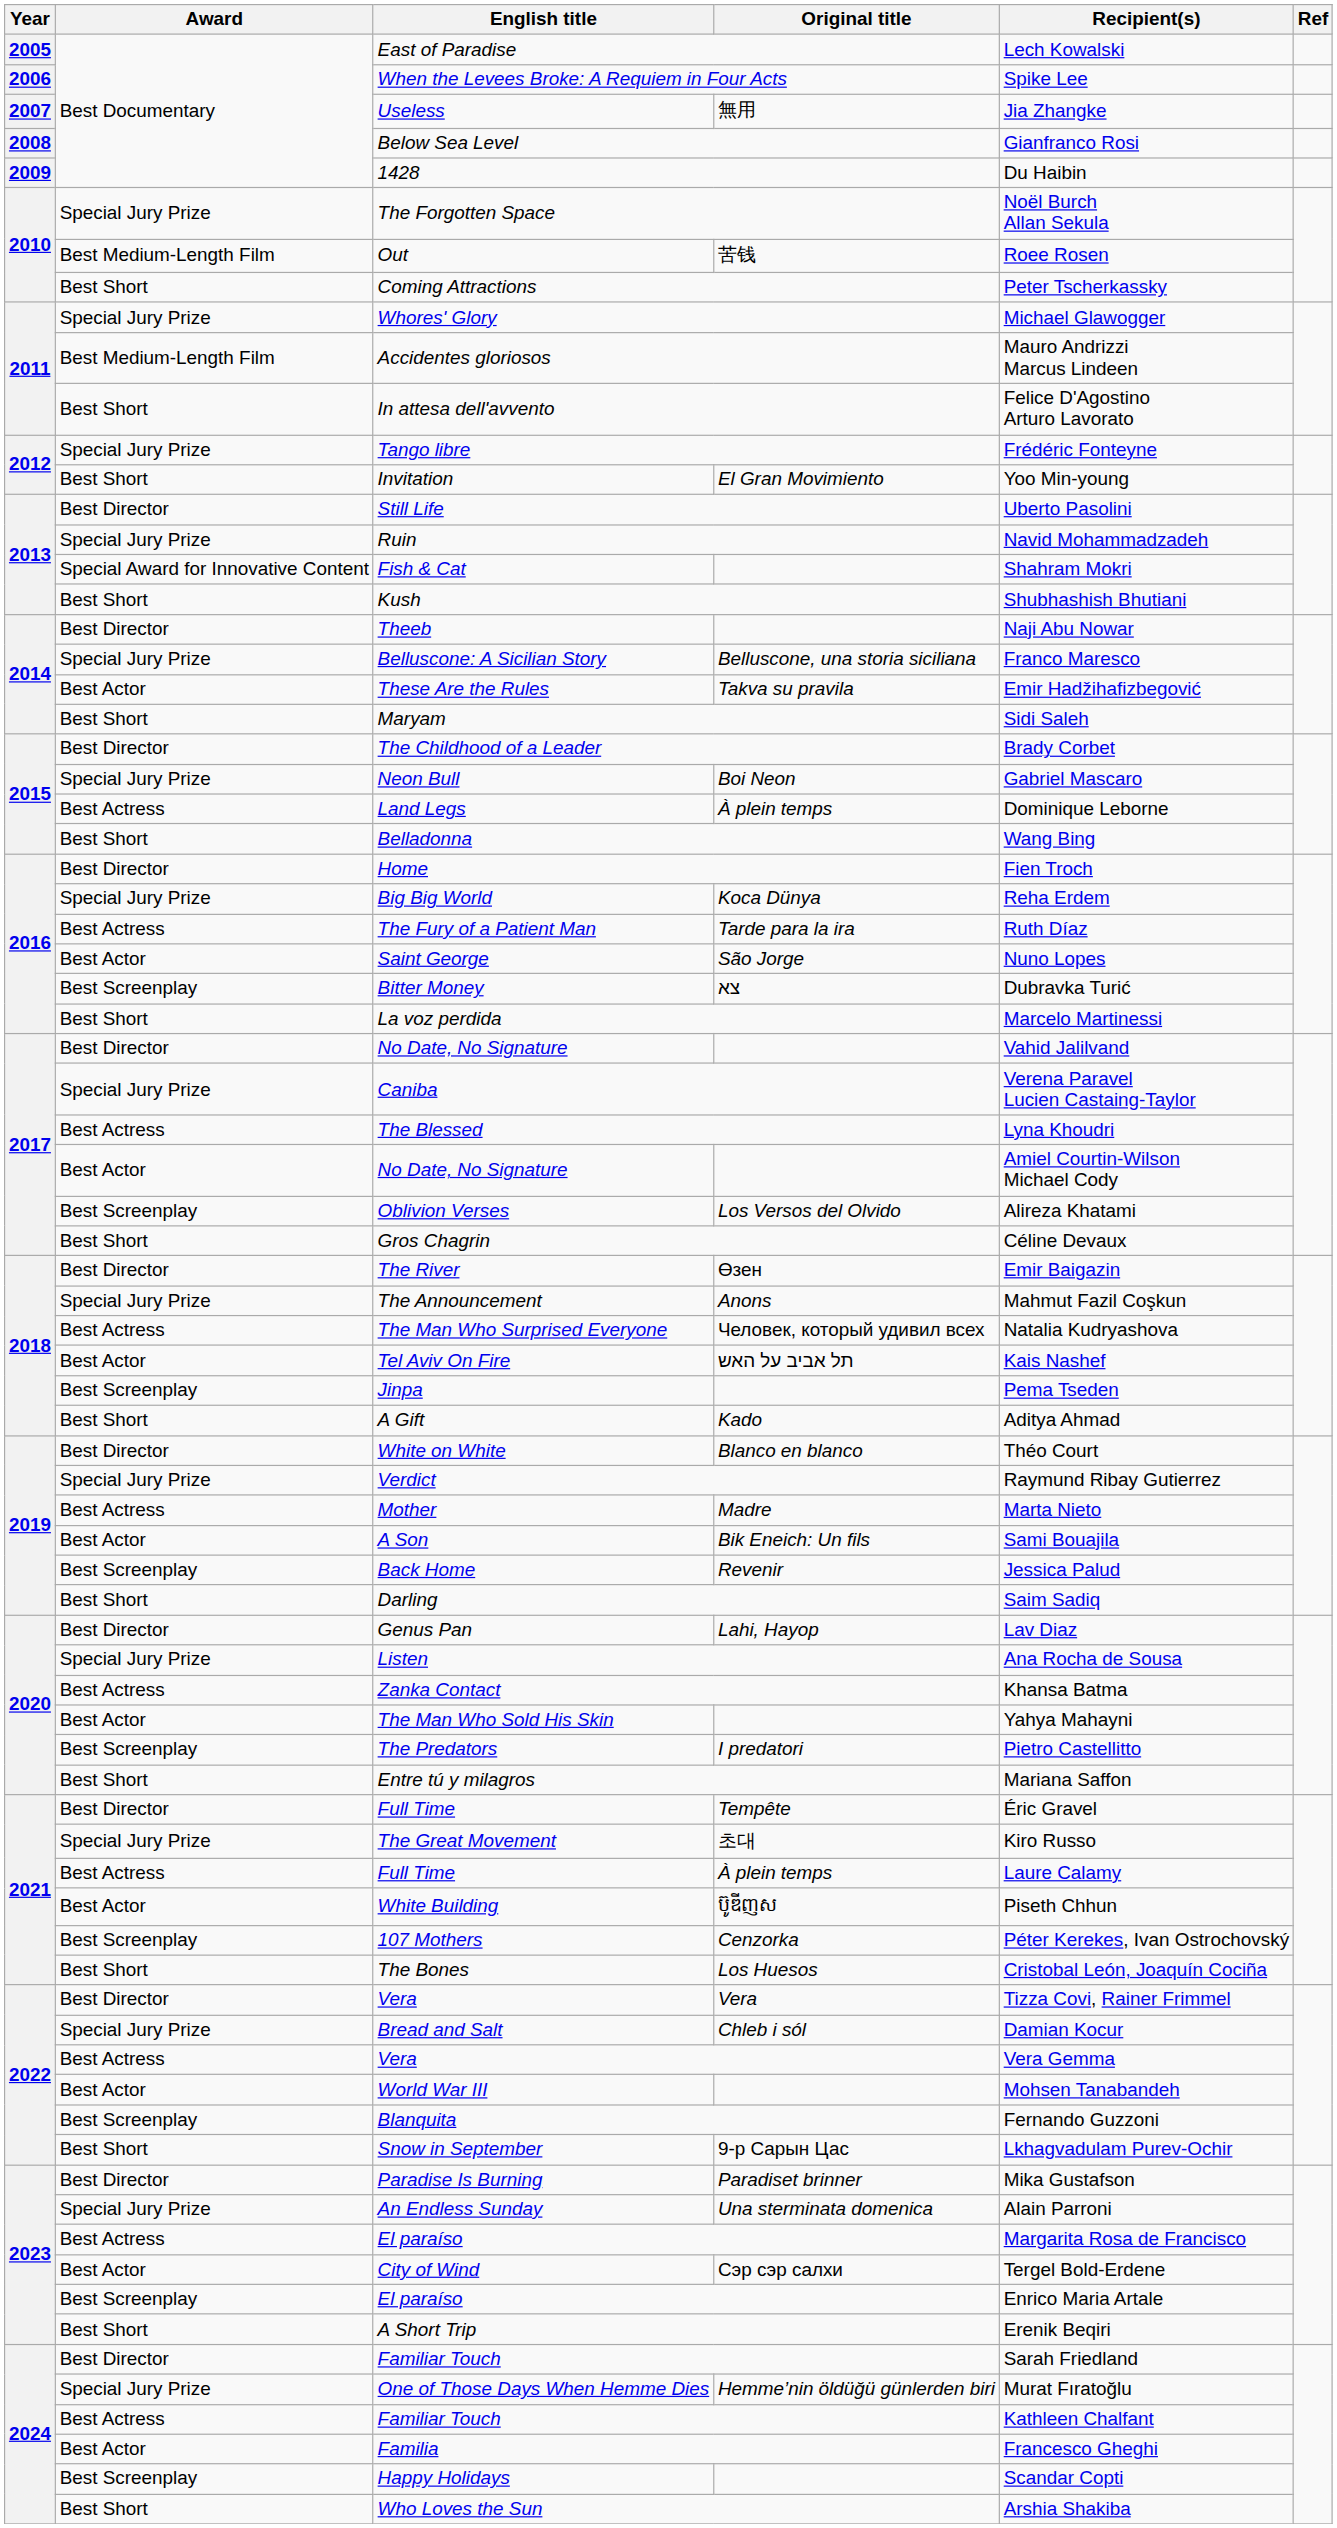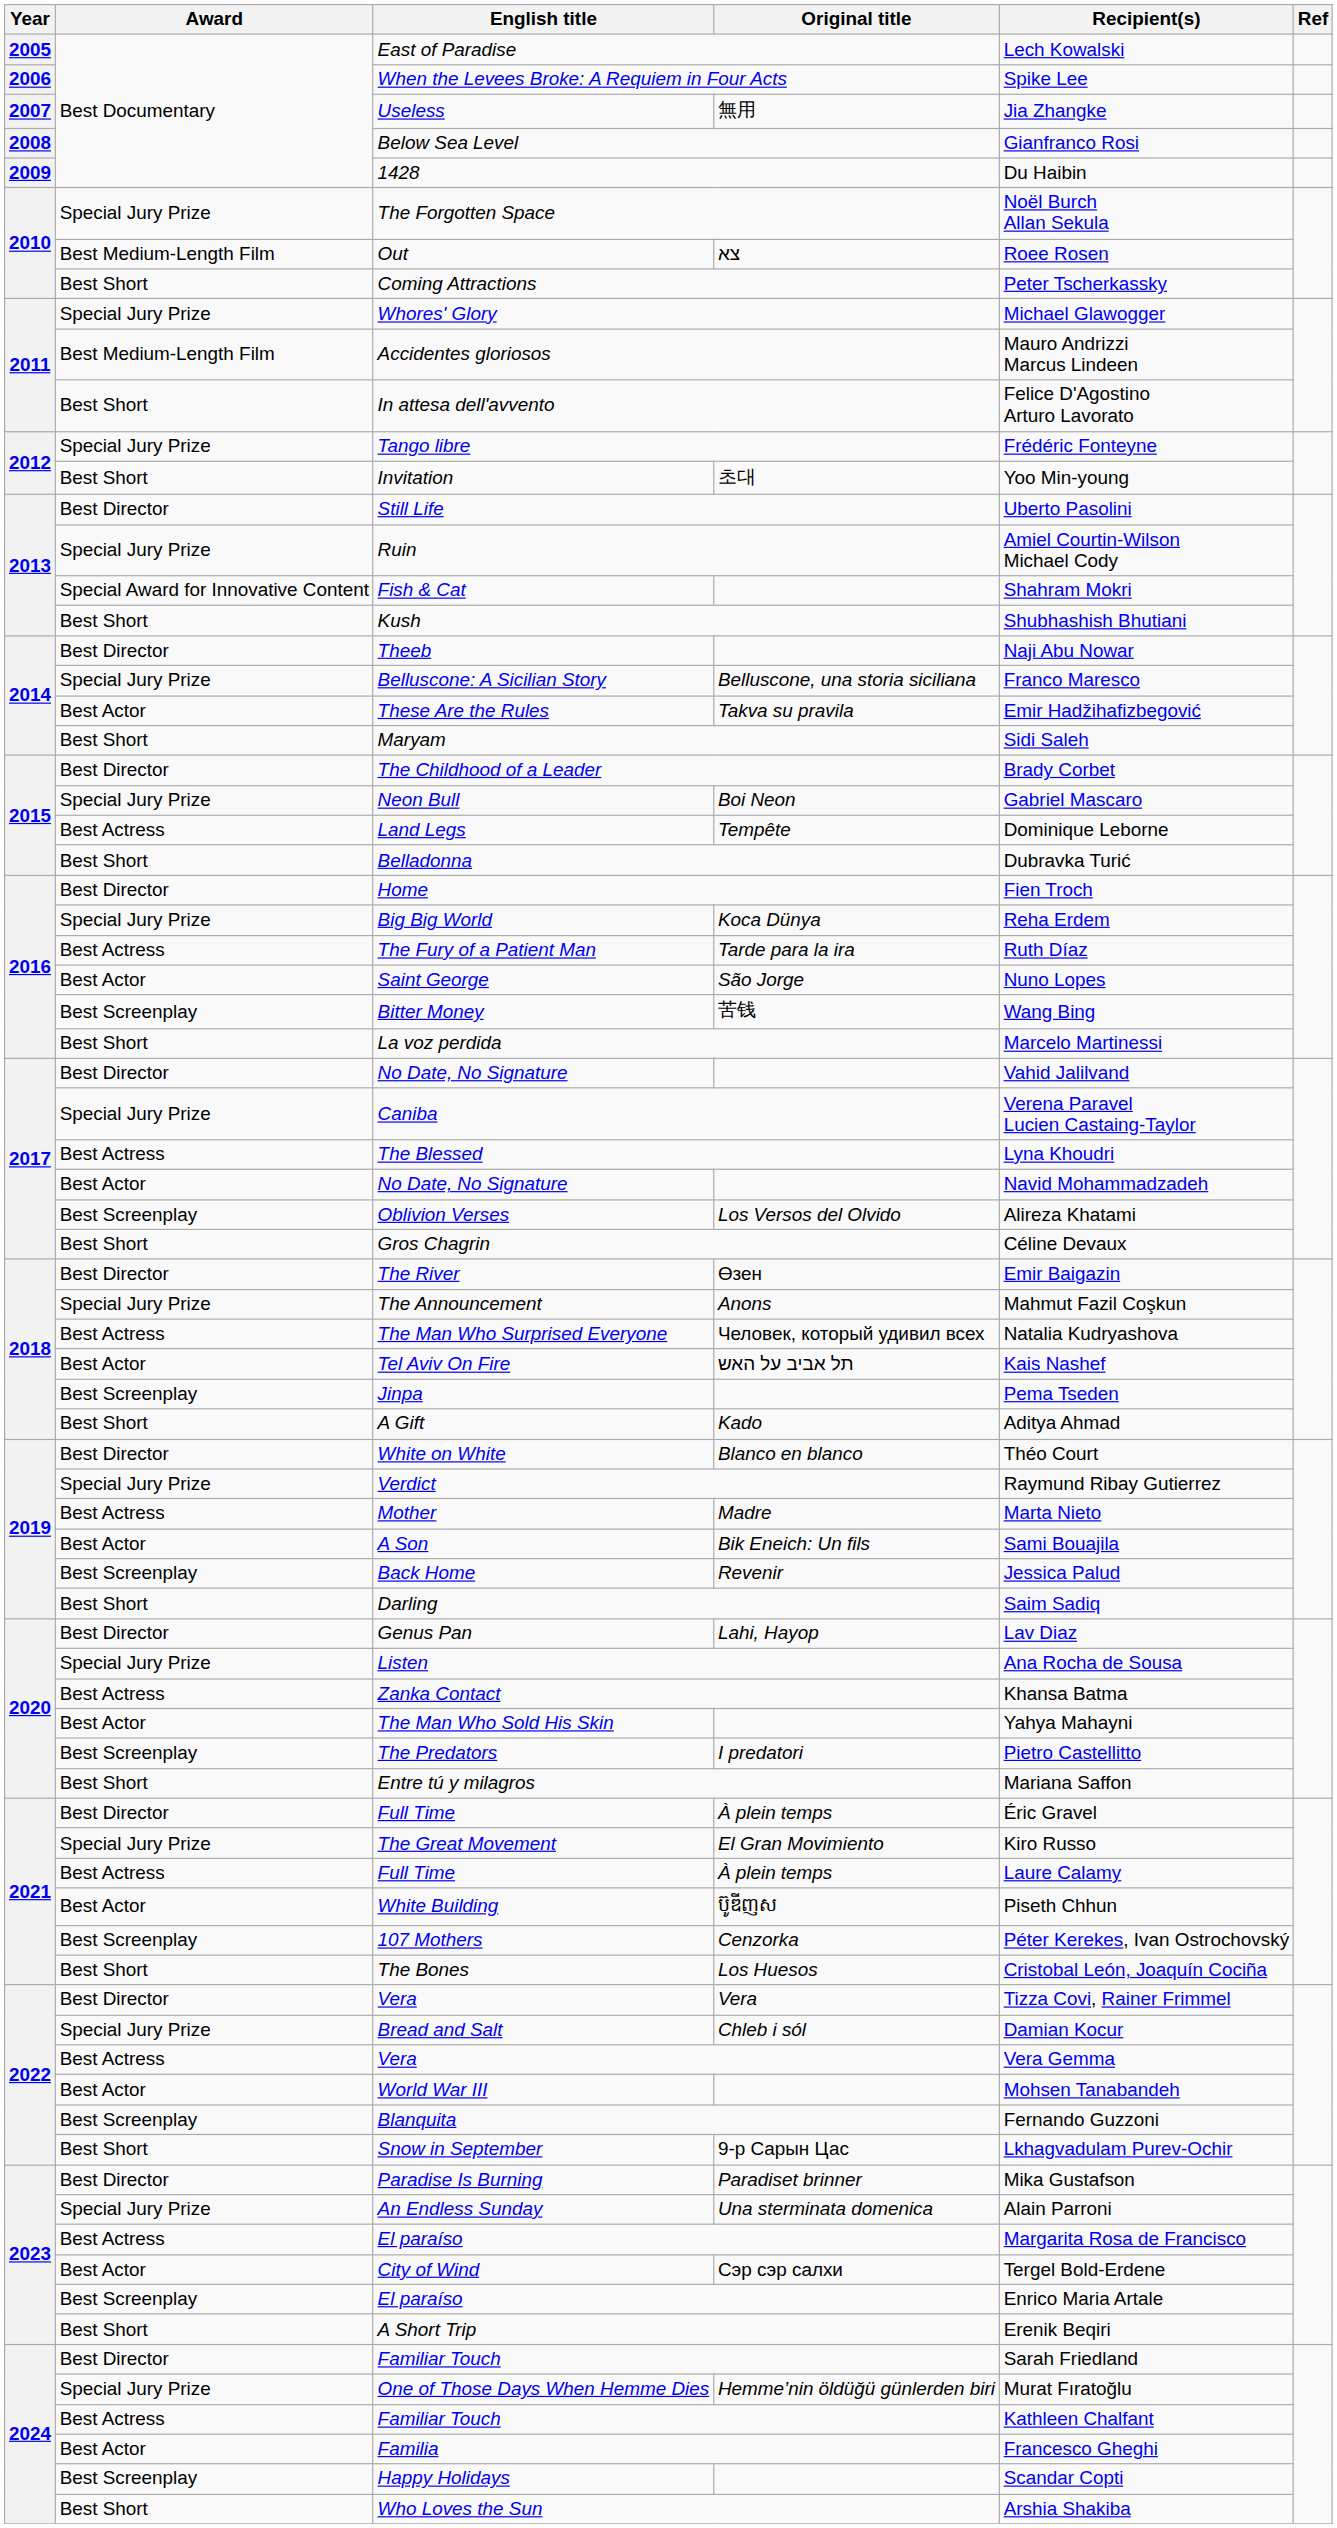(737, 255) 苦钱 -> (729, 253) צא
(801, 479) El Gran Movimiento -> (737, 477) 초대
(1106, 539) Navid Mohammadzadeh -> (1092, 550) Amiel Courtin-Wilson Michael Cody
(775, 808) À plein temps -> (754, 830) Tempête
(1050, 838) Wang Bing -> (1067, 860) Dubravka Turić
(729, 988) צא -> (737, 1010) 苦钱
(1067, 988) Dubravka Turić -> (1050, 1011) Wang Bing
(1092, 1170) Amiel Courtin-Wilson Michael Cody -> (1106, 1184) Navid Mohammadzadeh
(754, 1809) Tempête -> (775, 1813) À plein temps
(737, 1840) 초대 -> (801, 1843) El Gran Movimiento
